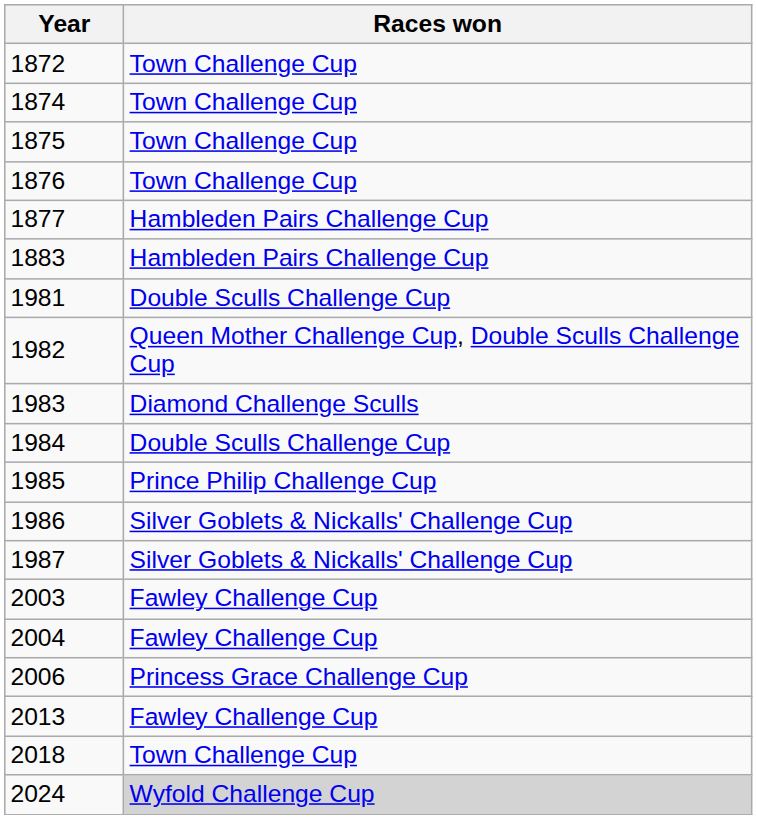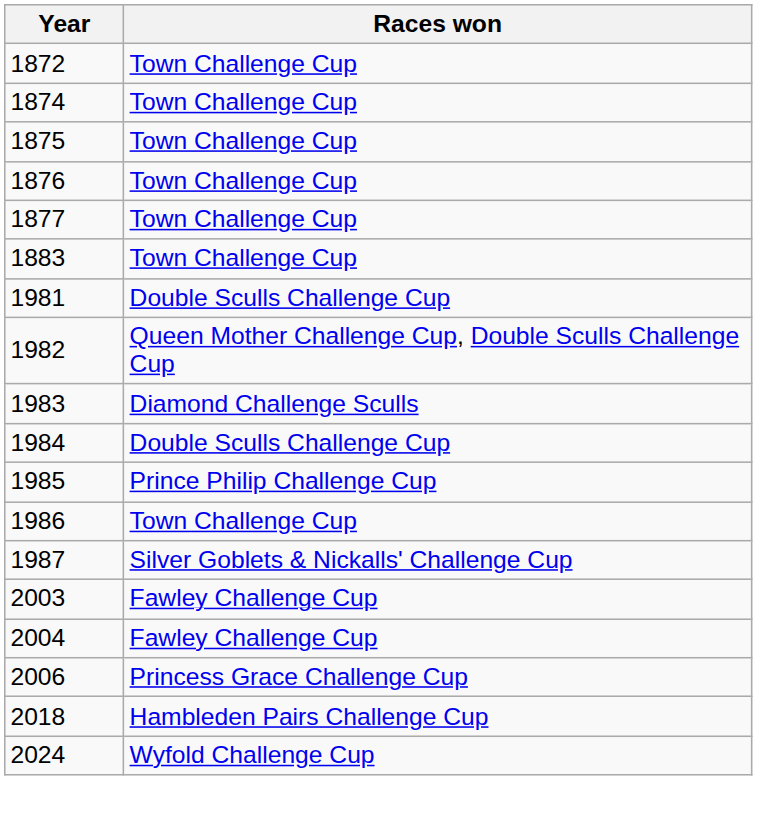(309, 219) Hambleden Pairs Challenge Cup -> (243, 219) Town Challenge Cup
(309, 258) Hambleden Pairs Challenge Cup -> (243, 258) Town Challenge Cup
(351, 520) Silver Goblets & Nickalls' Challenge Cup -> (243, 520) Town Challenge Cup
- row: (38, 716)
(243, 755) Town Challenge Cup -> (309, 716) Hambleden Pairs Challenge Cup
(252, 794) lightgrey background -> (252, 755) no background
